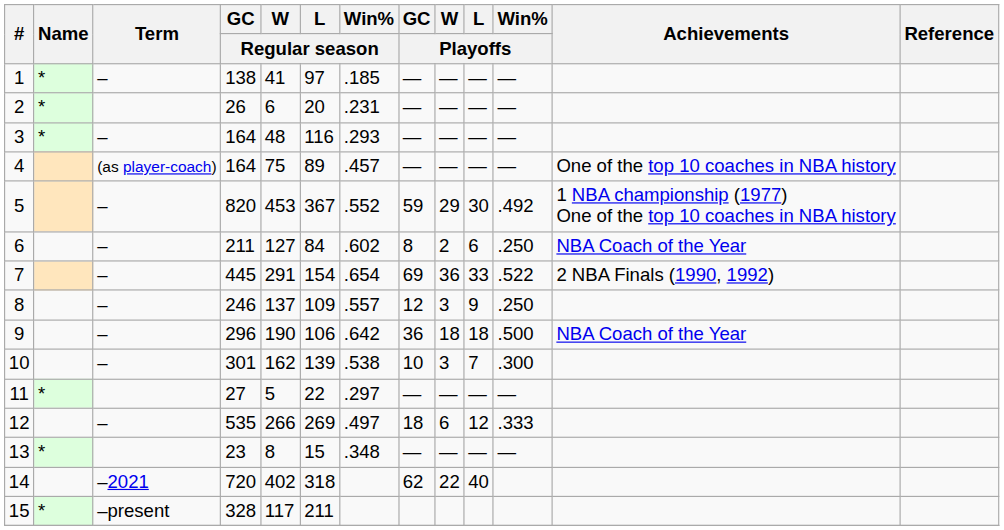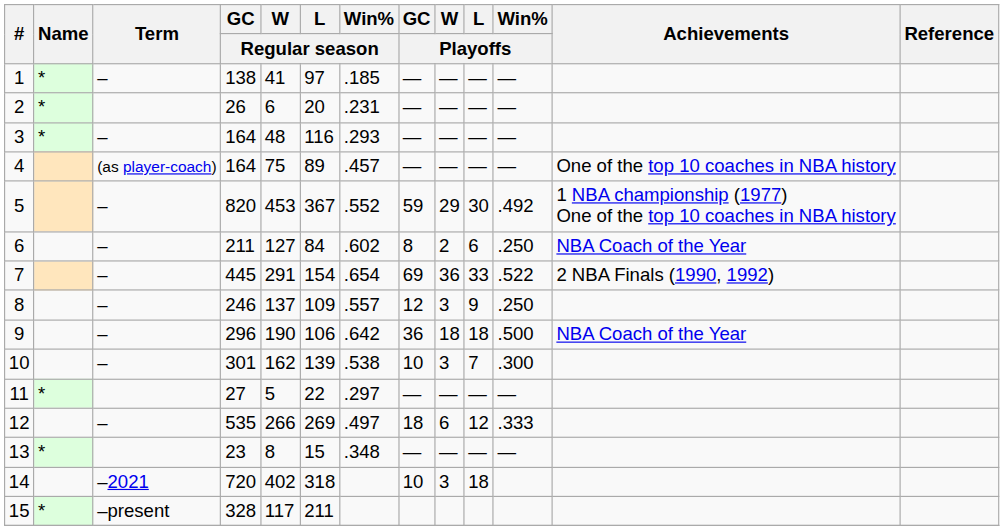(413, 481) 62 -> (413, 481) 10
(449, 481) 22 -> (444, 481) 3
(479, 481) 40 -> (479, 481) 18
